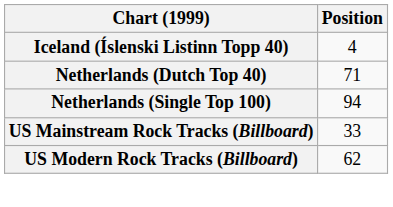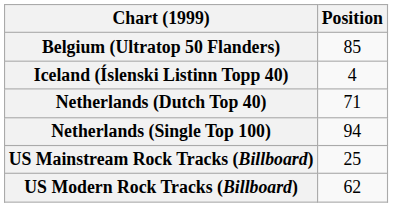+ row: (161, 46)
(352, 131) 33 -> (352, 159) 25
